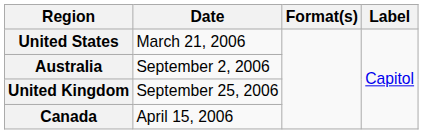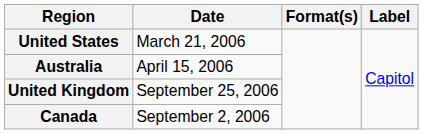(203, 66) September 2, 2006 -> (185, 66) April 15, 2006
(185, 116) April 15, 2006 -> (203, 116) September 2, 2006
